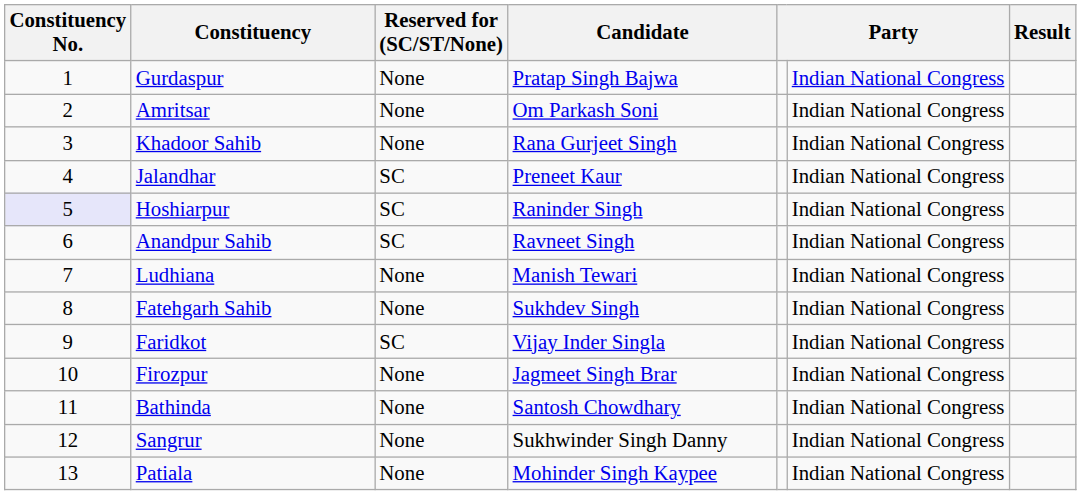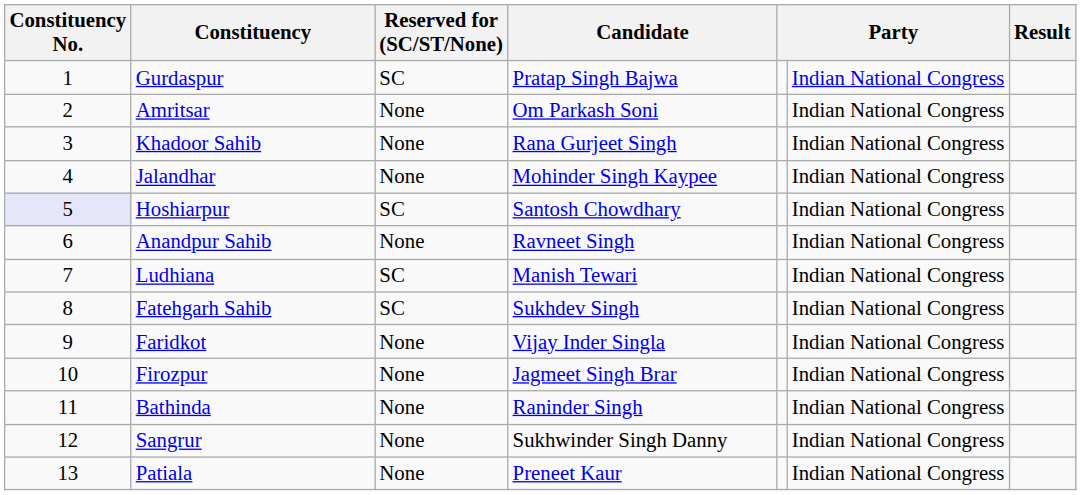(402, 77) None -> (392, 77) SC
(392, 176) SC -> (402, 176) None
(567, 176) Preneet Kaur -> (615, 176) Mohinder Singh Kaypee
(578, 209) Raninder Singh -> (597, 209) Santosh Chowdhary
(392, 242) SC -> (402, 242) None
(402, 275) None -> (392, 275) SC
(402, 308) None -> (392, 308) SC
(392, 341) SC -> (402, 341) None
(597, 407) Santosh Chowdhary -> (578, 407) Raninder Singh
(615, 473) Mohinder Singh Kaypee -> (567, 473) Preneet Kaur
